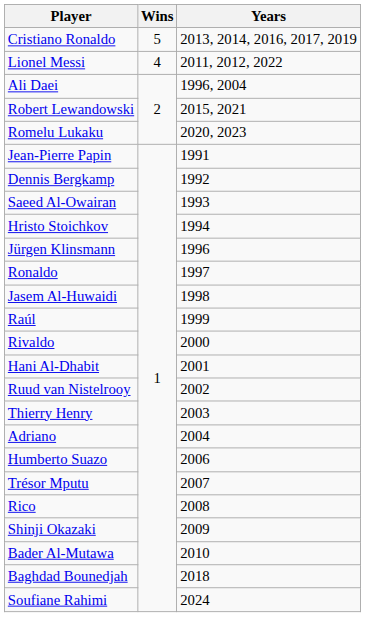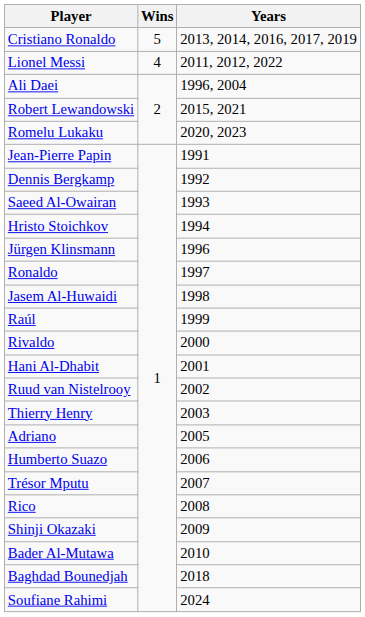(195, 436) 2004 -> (195, 436) 2005
